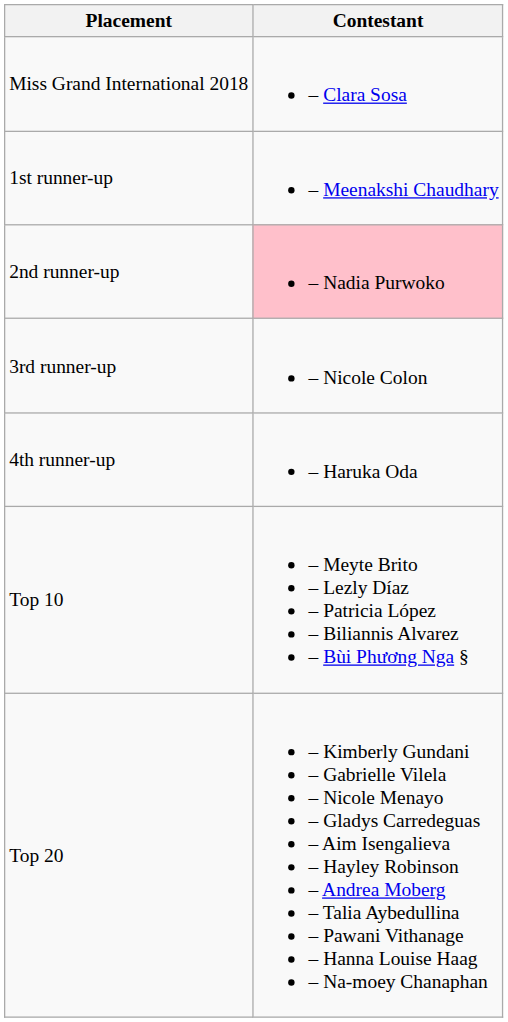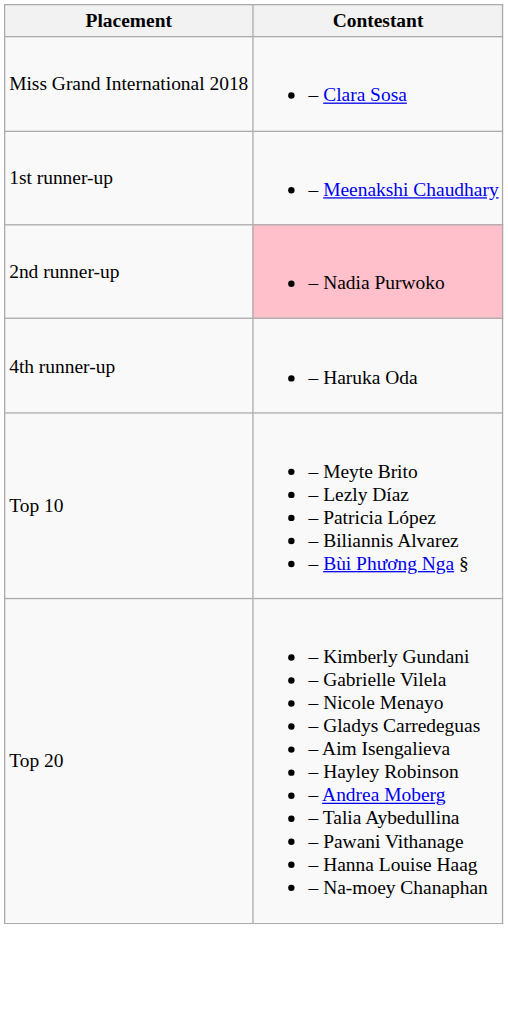- row: (63, 365)
